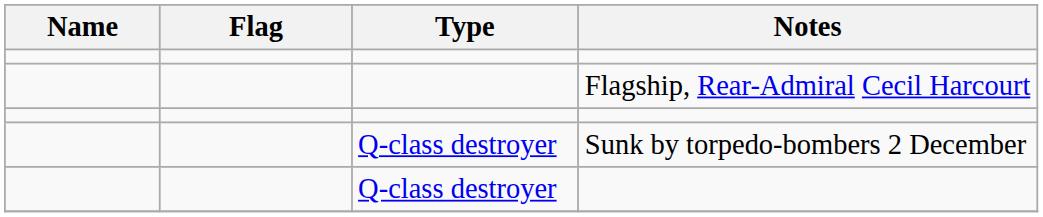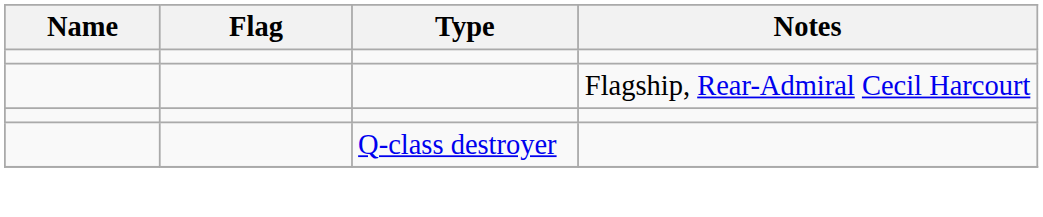- row: (457, 143)
